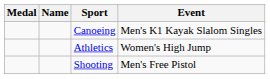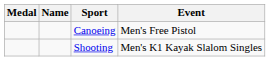(191, 30) Men's K1 Kayak Slalom Singles -> (158, 30) Men's Free Pistol
- row: (93, 47)
(158, 64) Men's Free Pistol -> (191, 47) Men's K1 Kayak Slalom Singles
